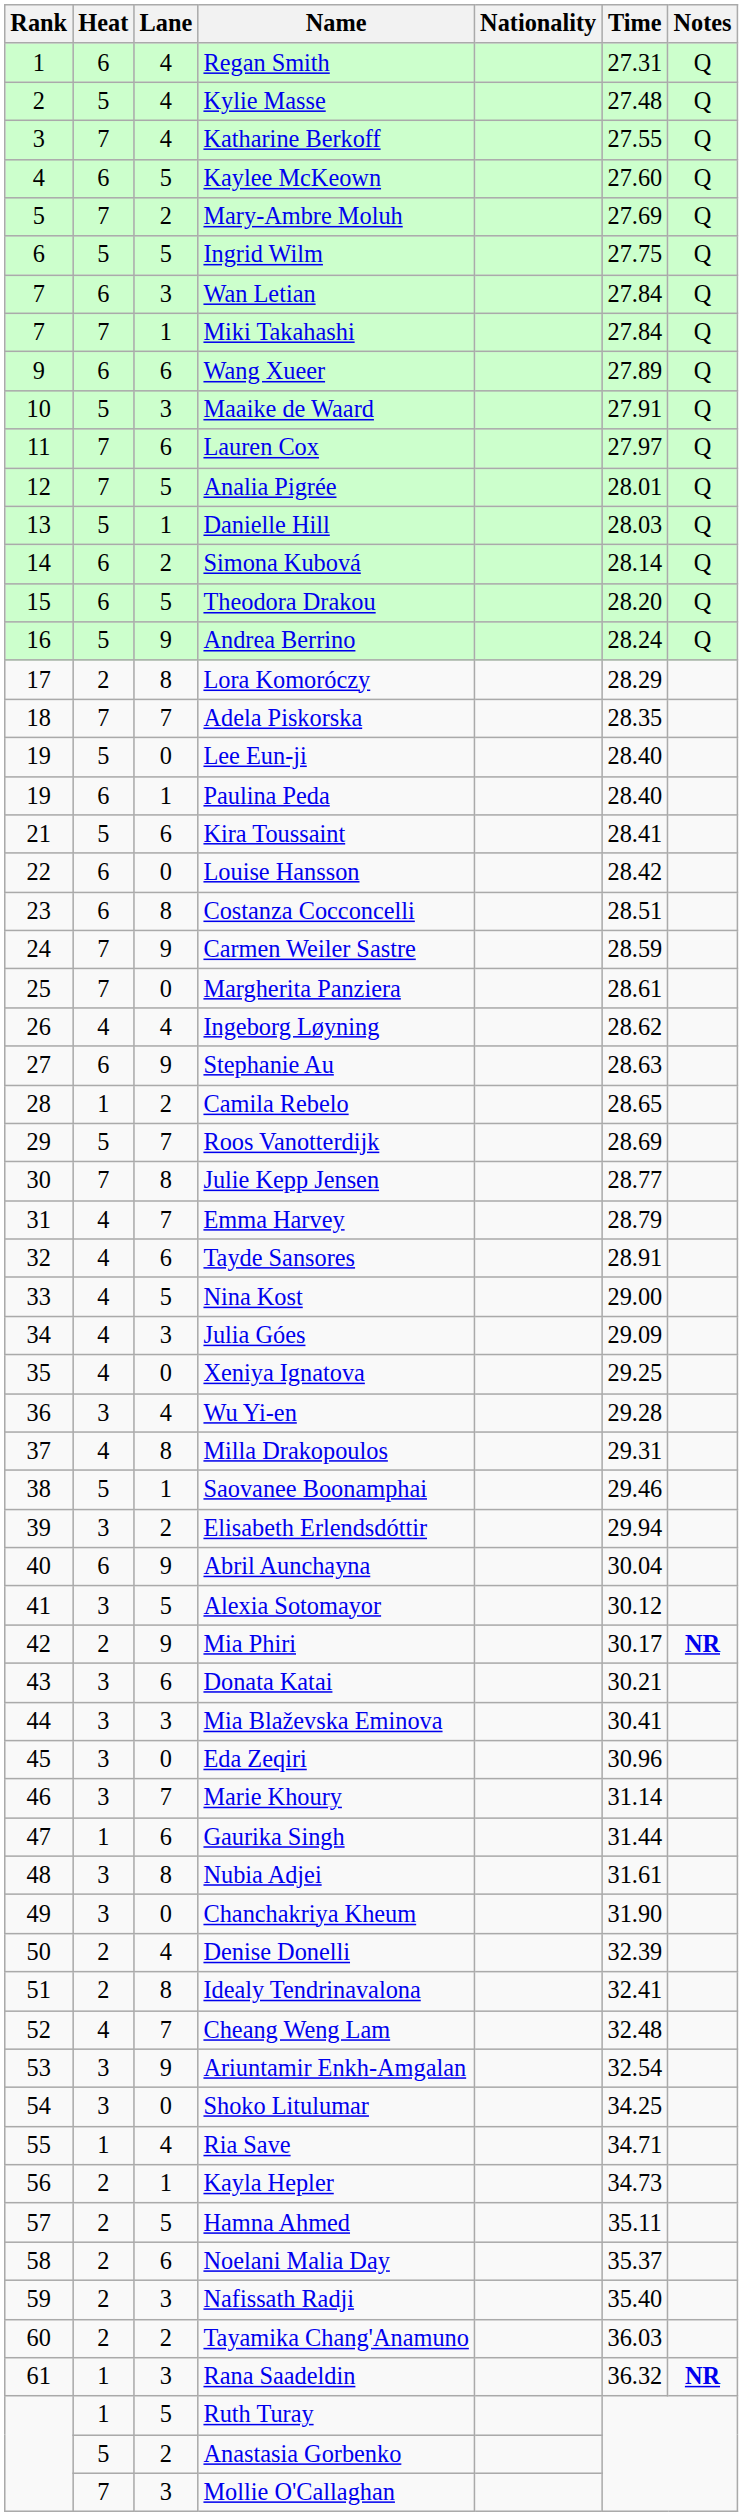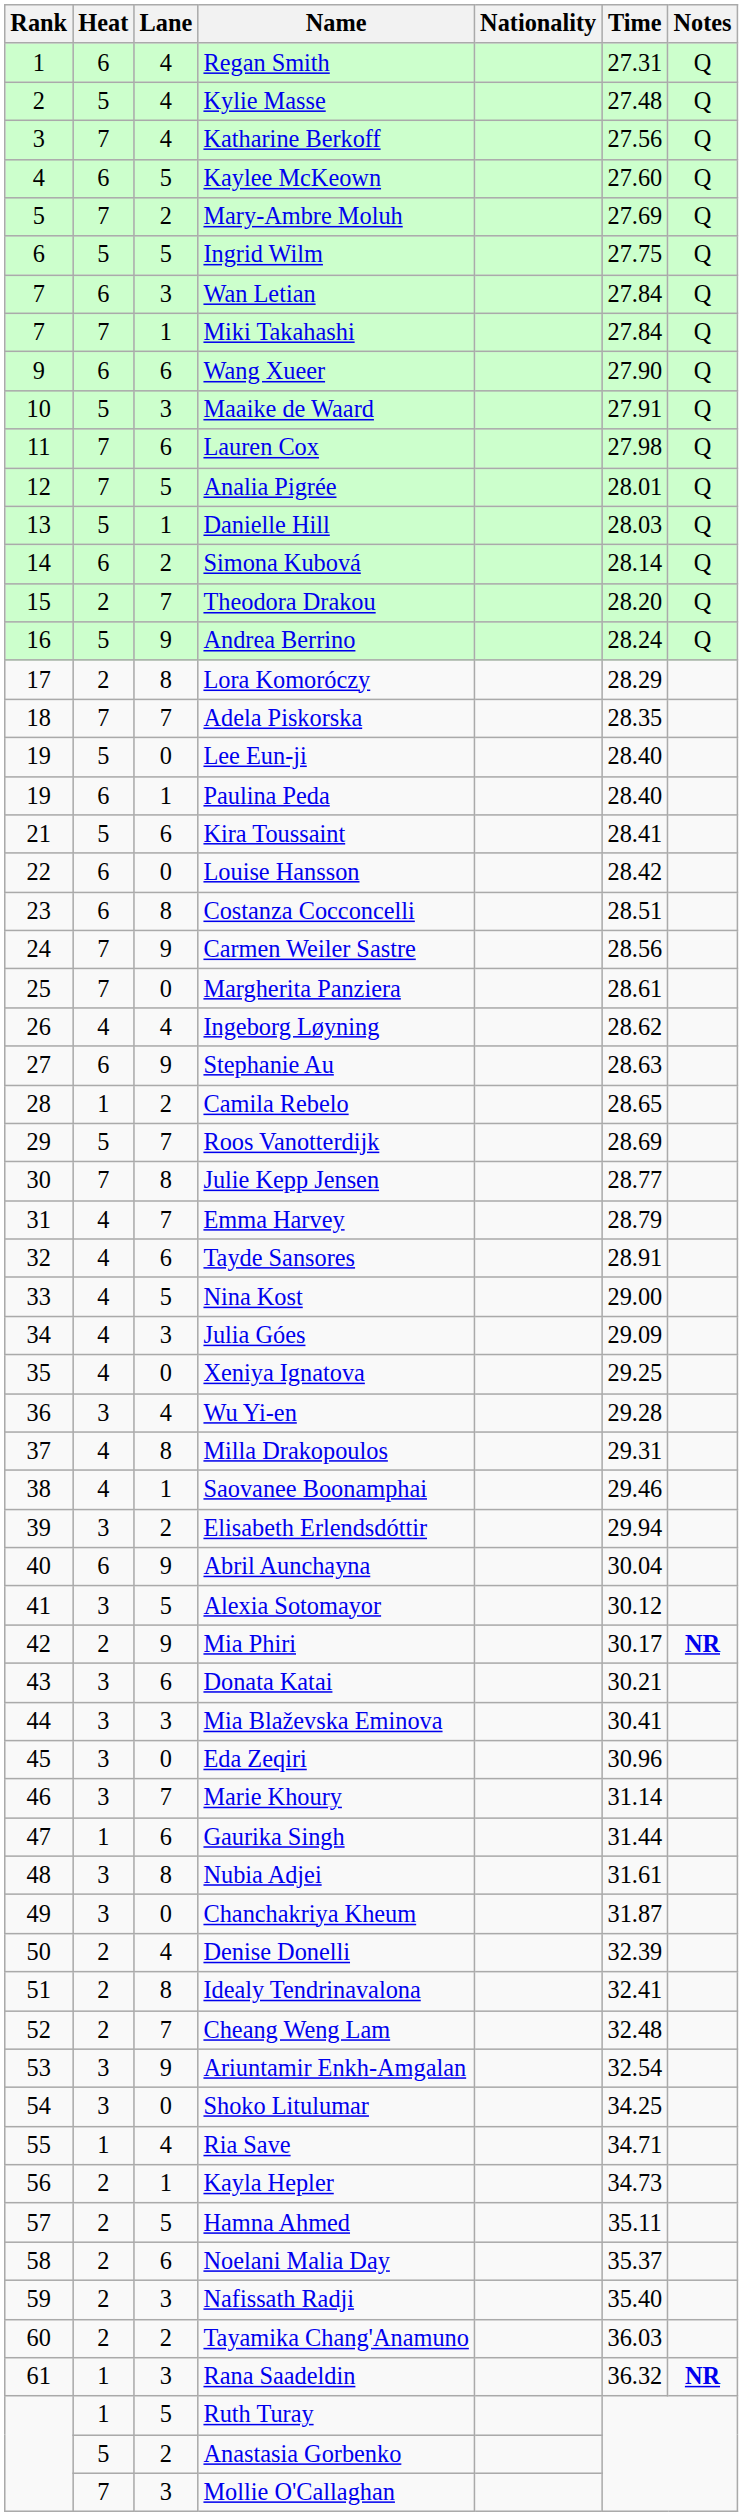(635, 139) 27.55 -> (635, 139) 27.56
(635, 370) 27.89 -> (635, 370) 27.90
(635, 448) 27.97 -> (635, 448) 27.98
(103, 602) 6 -> (103, 602) 2
(166, 602) 5 -> (166, 602) 7
(635, 949) 28.59 -> (635, 949) 28.56
(103, 1489) 5 -> (103, 1489) 4
(635, 1913) 31.90 -> (635, 1913) 31.87
(103, 2029) 4 -> (103, 2029) 2
